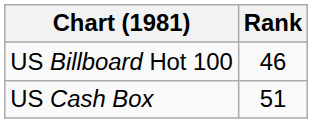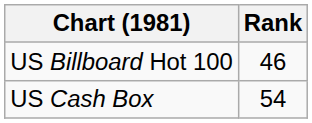(273, 99) 51 -> (273, 99) 54
